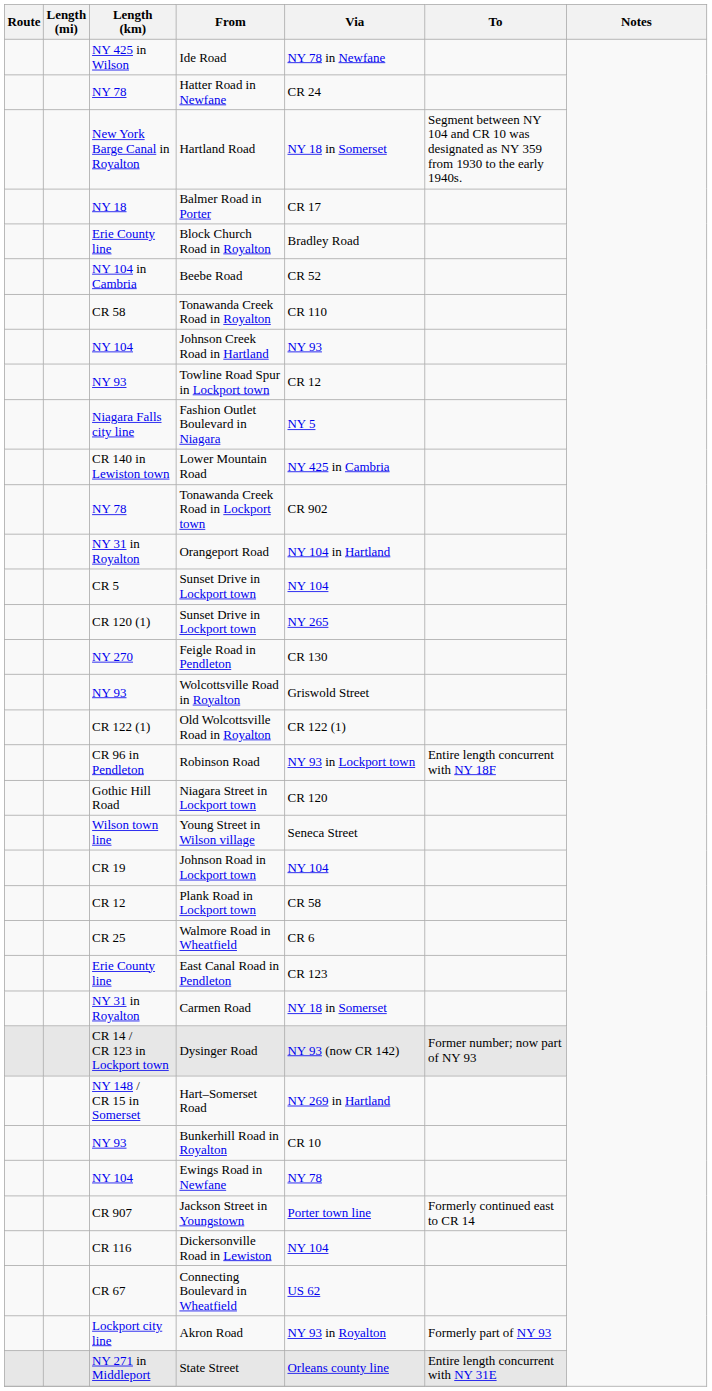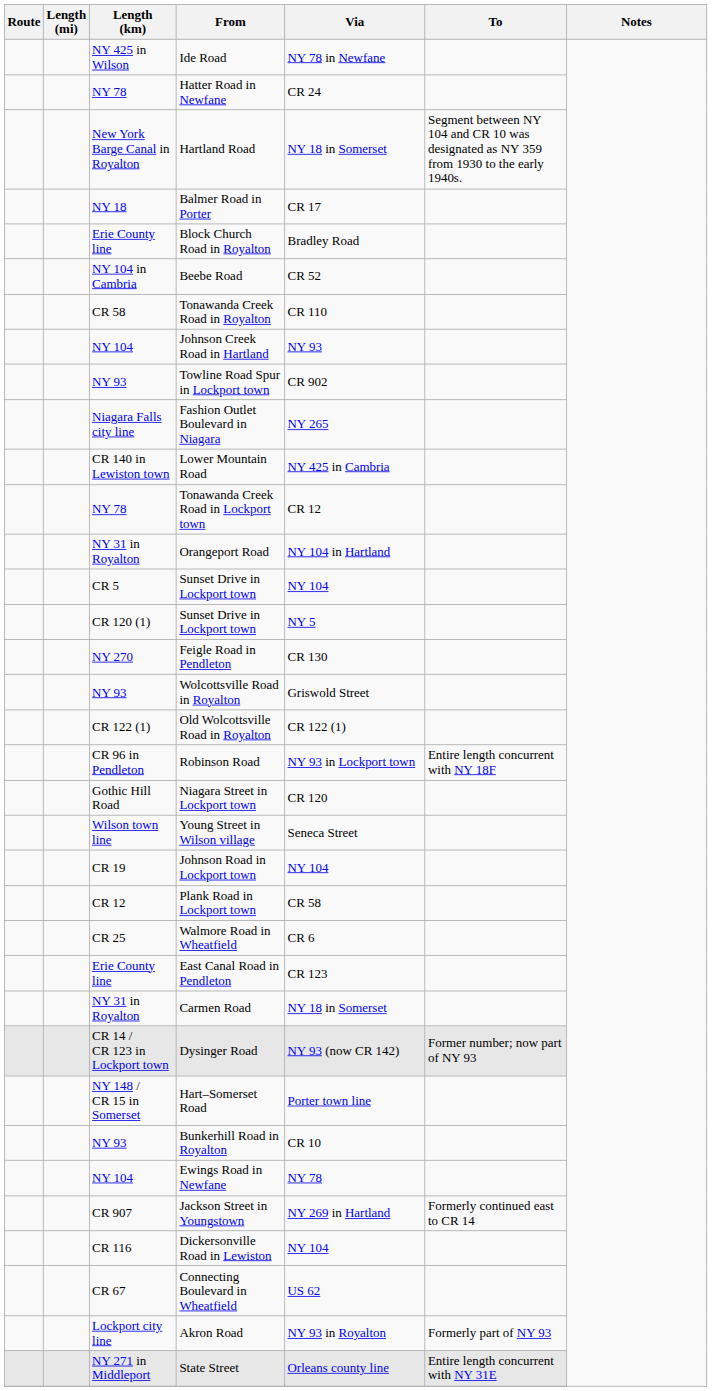(304, 382) CR 12 -> (307, 382) CR 902
(301, 424) NY 5 -> (308, 424) NY 265
(307, 509) CR 902 -> (304, 509) CR 12
(308, 621) NY 265 -> (301, 621) NY 5
(339, 1100) NY 269 in Hartland -> (329, 1100) Porter town line
(329, 1213) Porter town line -> (339, 1213) NY 269 in Hartland
